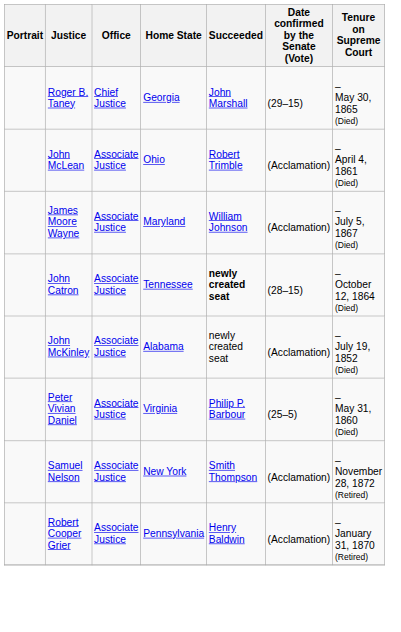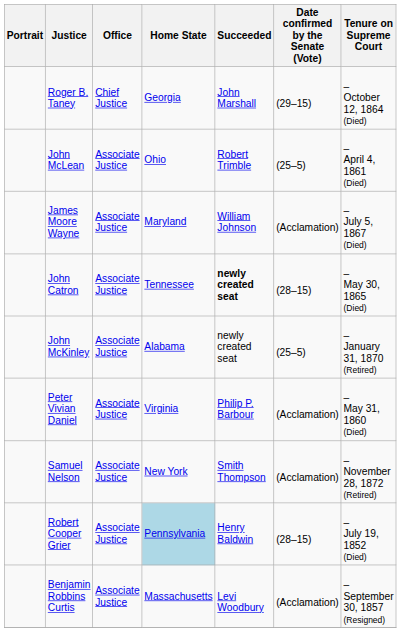(353, 103) – May 30, 1865 (Died) -> (363, 103) – October 12, 1864 (Died)
(299, 166) (Acclamation) -> (291, 166) (25–5)
(355, 290) – October 12, 1864 (Died) -> (362, 290) – May 30, 1865 (Died)
(299, 353) (Acclamation) -> (291, 353) (25–5)
(353, 353) – July 19, 1852 (Died) -> (363, 353) – January 31, 1870 (Retired)
(282, 415) (25–5) -> (307, 415) (Acclamation)
(174, 534) no background -> (175, 534) lightblue background
(299, 539) (Acclamation) -> (294, 539) (28–15)
(355, 539) – January 31, 1870 (Retired) -> (361, 539) – July 19, 1852 (Died)
+ row: (69, 596)
